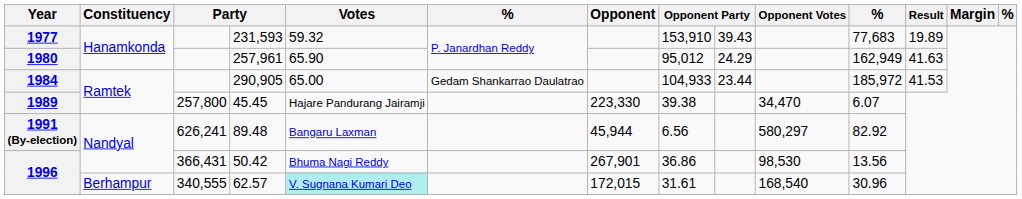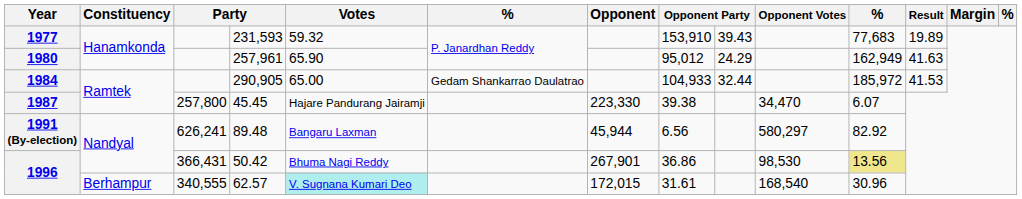(735, 80) 23.44 -> (735, 80) 32.44
(42, 102) 1989 -> (42, 102) 1987
(870, 161) no background -> (870, 161) khaki background
